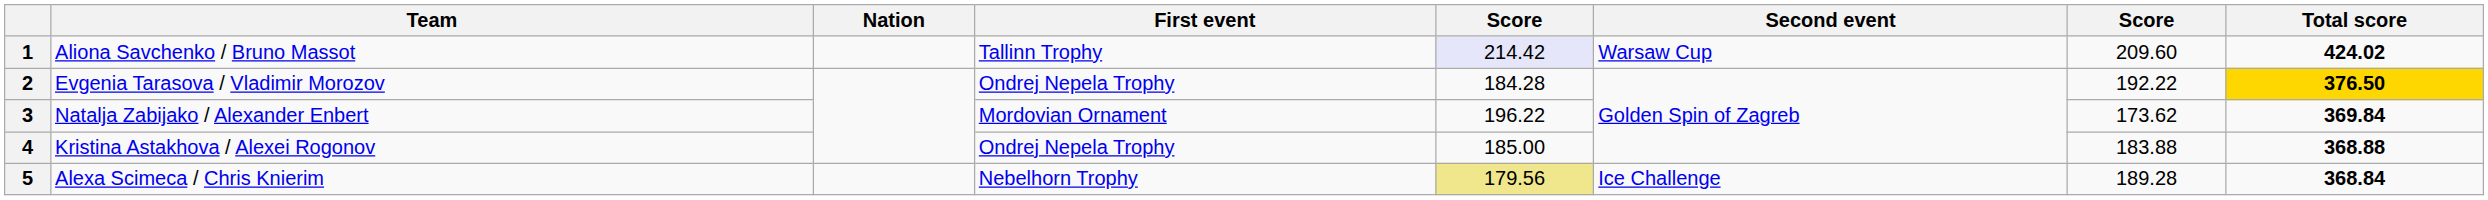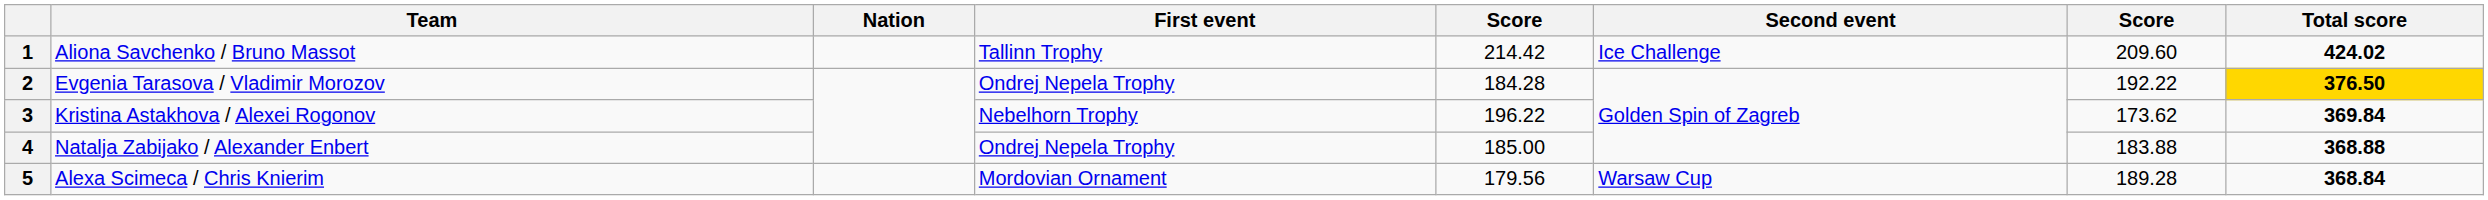(1514, 52) lavender background -> (1514, 52) no background
(1655, 52) Warsaw Cup -> (1659, 52) Ice Challenge
(212, 115) Natalja Zabijako / Alexander Enbert -> (215, 115) Kristina Astakhova / Alexei Rogonov
(1073, 115) Mordovian Ornament -> (1058, 115) Nebelhorn Trophy
(215, 147) Kristina Astakhova / Alexei Rogonov -> (212, 147) Natalja Zabijako / Alexander Enbert
(1058, 178) Nebelhorn Trophy -> (1073, 178) Mordovian Ornament
(1514, 178) khaki background -> (1514, 178) no background
(1659, 178) Ice Challenge -> (1655, 178) Warsaw Cup
